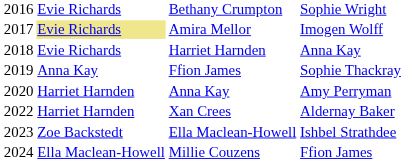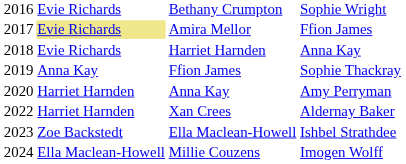(342, 29) Imogen Wolff -> (336, 29) Ffion James
(336, 152) Ffion James -> (342, 152) Imogen Wolff
